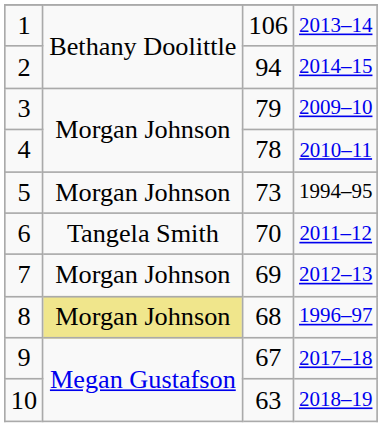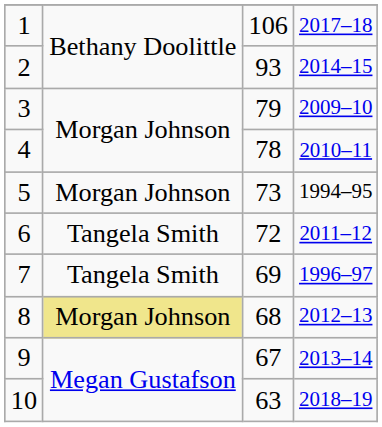(336, 25) 2013–14 -> (336, 25) 2017–18
(268, 66) 94 -> (268, 66) 93
(268, 233) 70 -> (268, 233) 72
(143, 274) Morgan Johnson -> (143, 274) Tangela Smith
(336, 274) 2012–13 -> (336, 274) 1996–97
(336, 316) 1996–97 -> (336, 316) 2012–13
(336, 358) 2017–18 -> (336, 358) 2013–14
